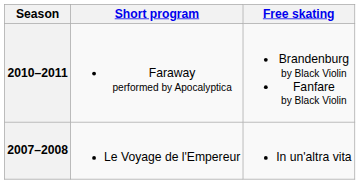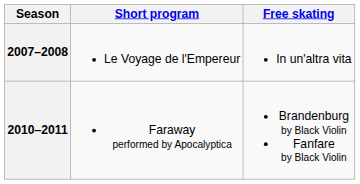rows swapped: (38, 72) <-> (38, 150)
